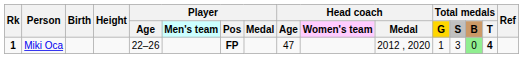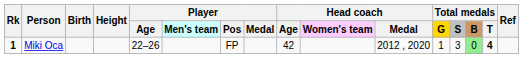(232, 45) bold -> (232, 45) normal
(288, 45) 47 -> (288, 45) 42
